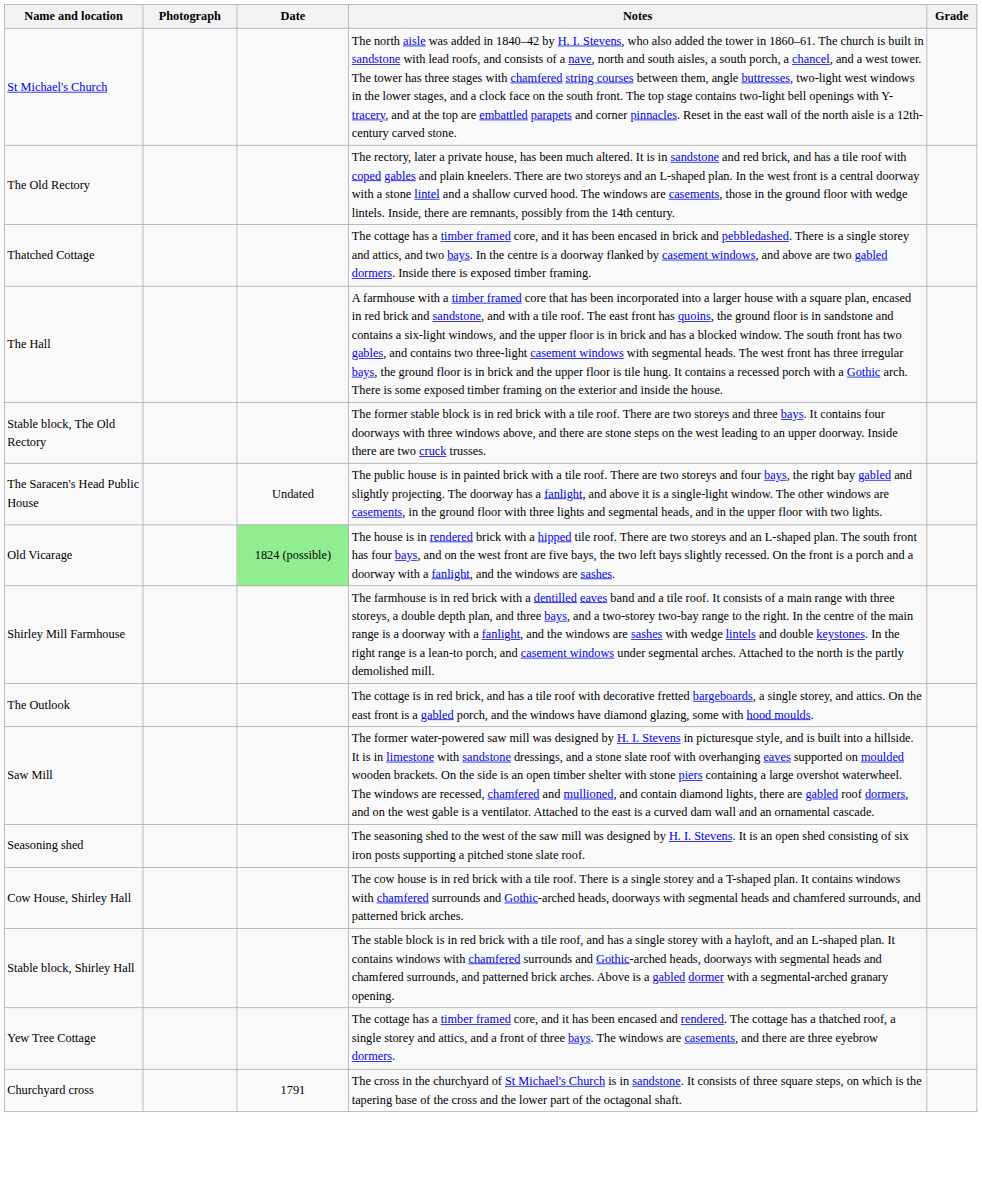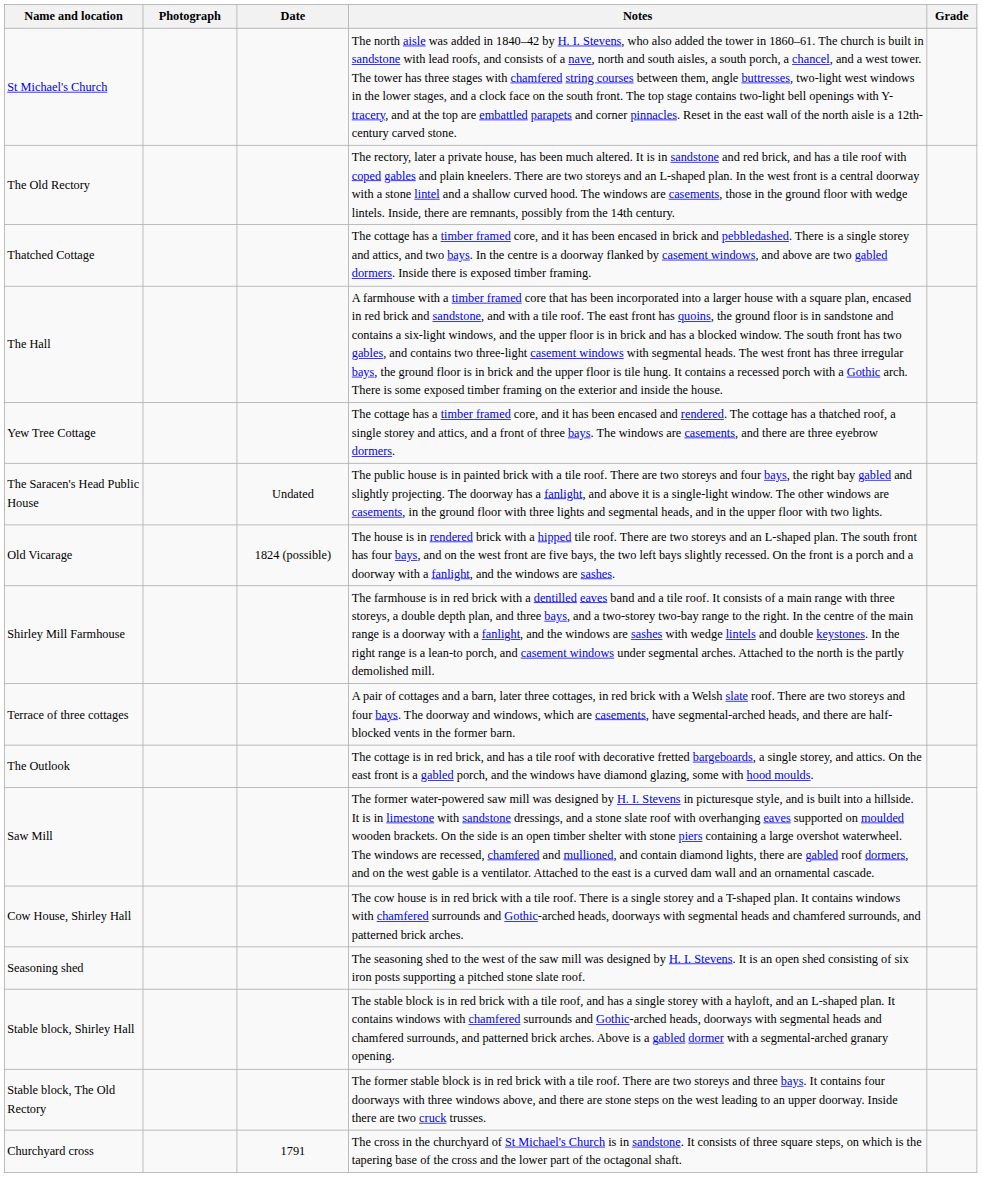rows swapped: (51, 1038) <-> (61, 433)
(293, 555) lightgreen background -> (293, 555) no background
+ row: (68, 714)
rows swapped: (45, 845) <-> (69, 897)
